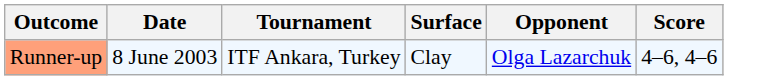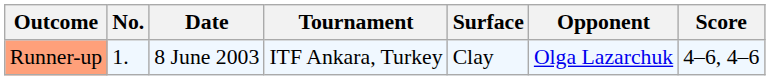+ column: (128, 21)
